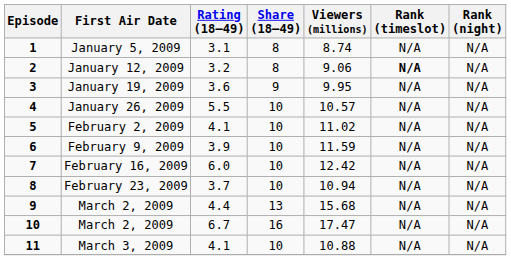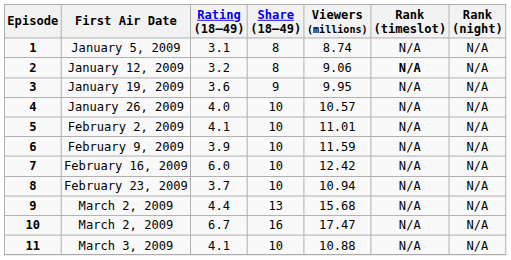(219, 107) 5.5 -> (219, 107) 4.0
(337, 127) 11.02 -> (337, 127) 11.01
